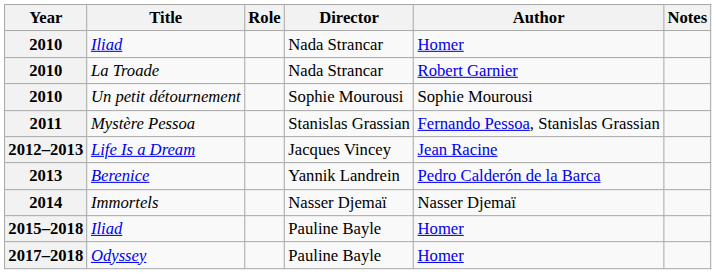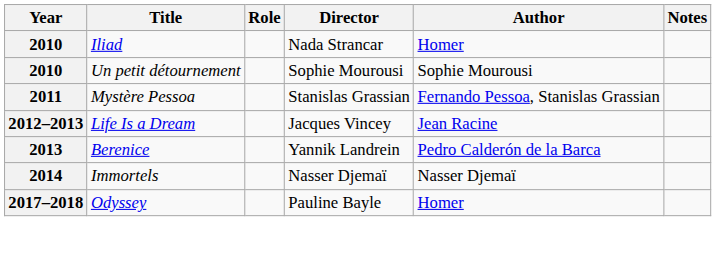- row: (46, 70)
- row: (46, 228)
